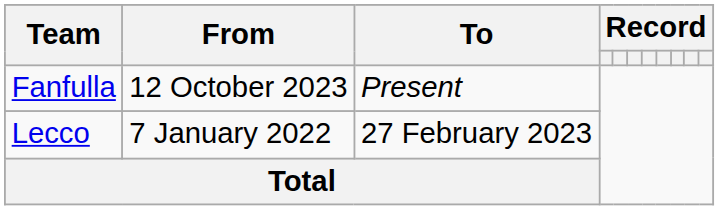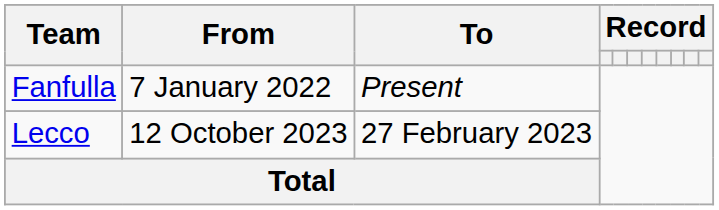(238, 87) 12 October 2023 -> (230, 87) 7 January 2022
(230, 134) 7 January 2022 -> (238, 134) 12 October 2023
